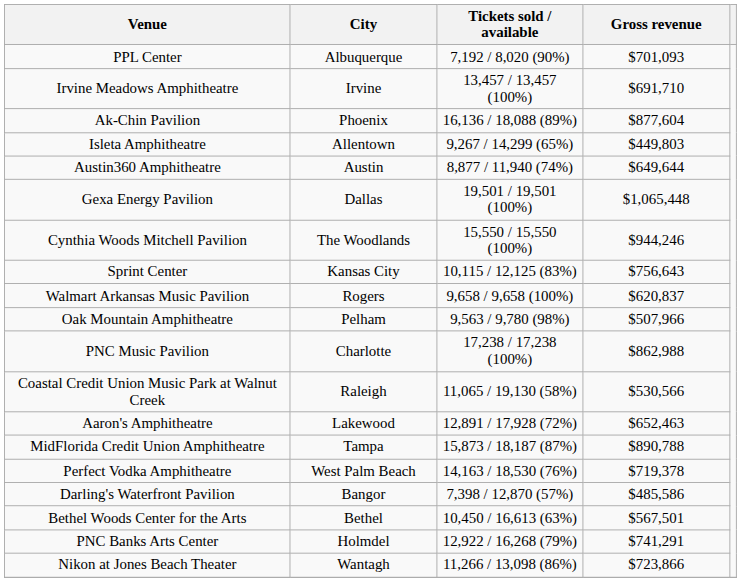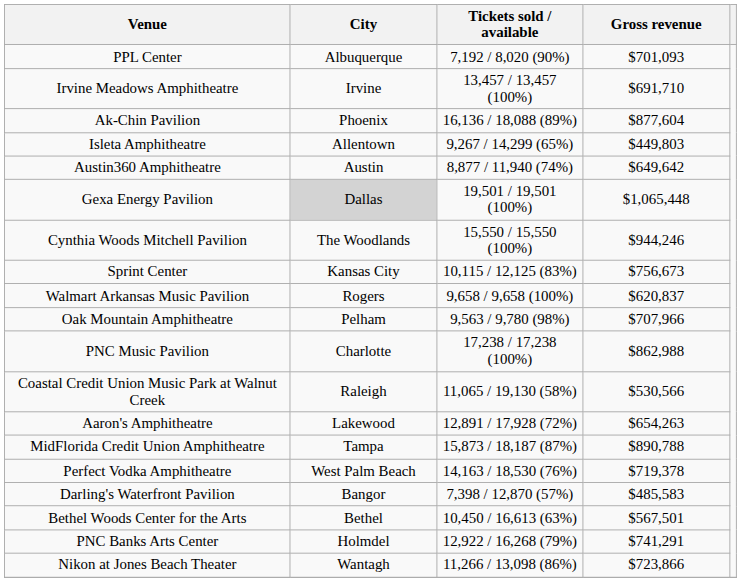(656, 167) $649,644 -> (656, 167) $649,642
(364, 199) no background -> (364, 199) lightgrey background
(656, 272) $756,643 -> (656, 272) $756,673
(656, 319) $507,966 -> (656, 319) $707,966
(656, 423) $652,463 -> (656, 423) $654,263
(656, 494) $485,586 -> (656, 494) $485,583
